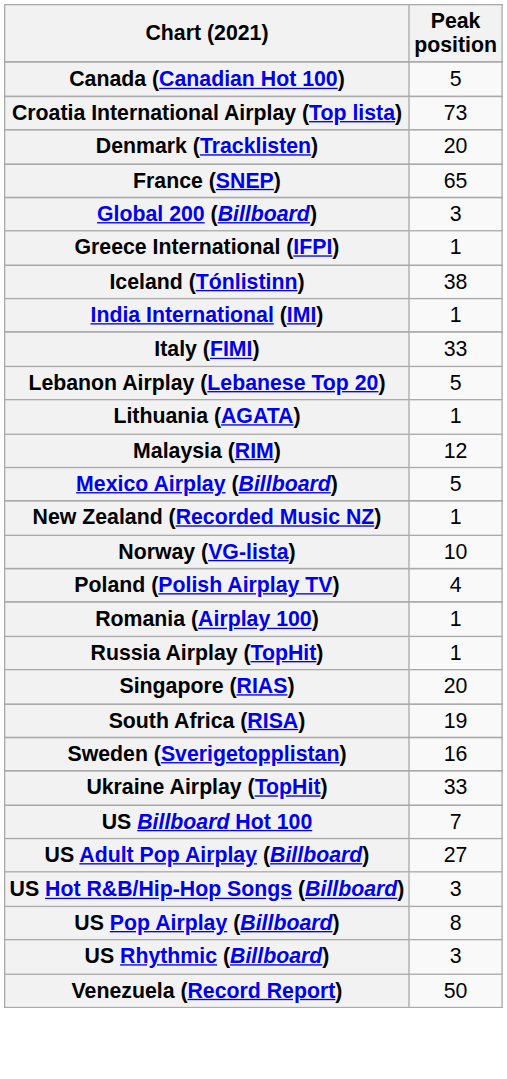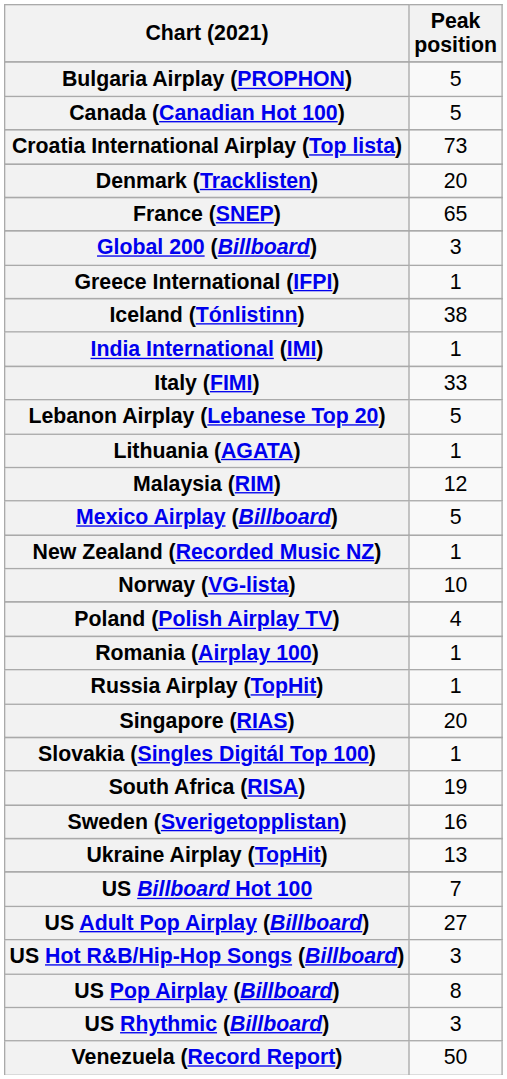+ row: (207, 79)
+ row: (207, 754)
(456, 787) 33 -> (456, 855) 13
